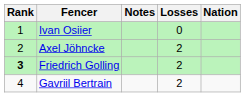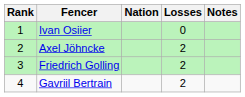columns swapped: (221, 13) <-> (140, 13)
(20, 65) bold -> (20, 65) normal
